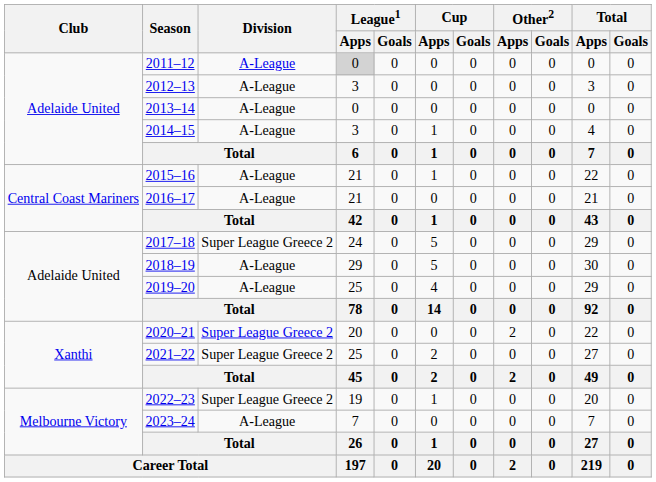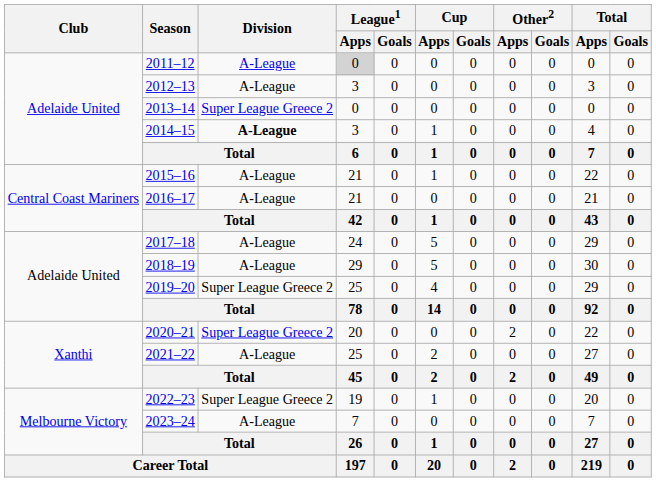(267, 108) A-League -> (267, 108) Super League Greece 2
(267, 131) normal -> (267, 131) bold
(267, 242) Super League Greece 2 -> (267, 242) A-League
(267, 287) A-League -> (267, 287) Super League Greece 2
(267, 354) Super League Greece 2 -> (267, 354) A-League
